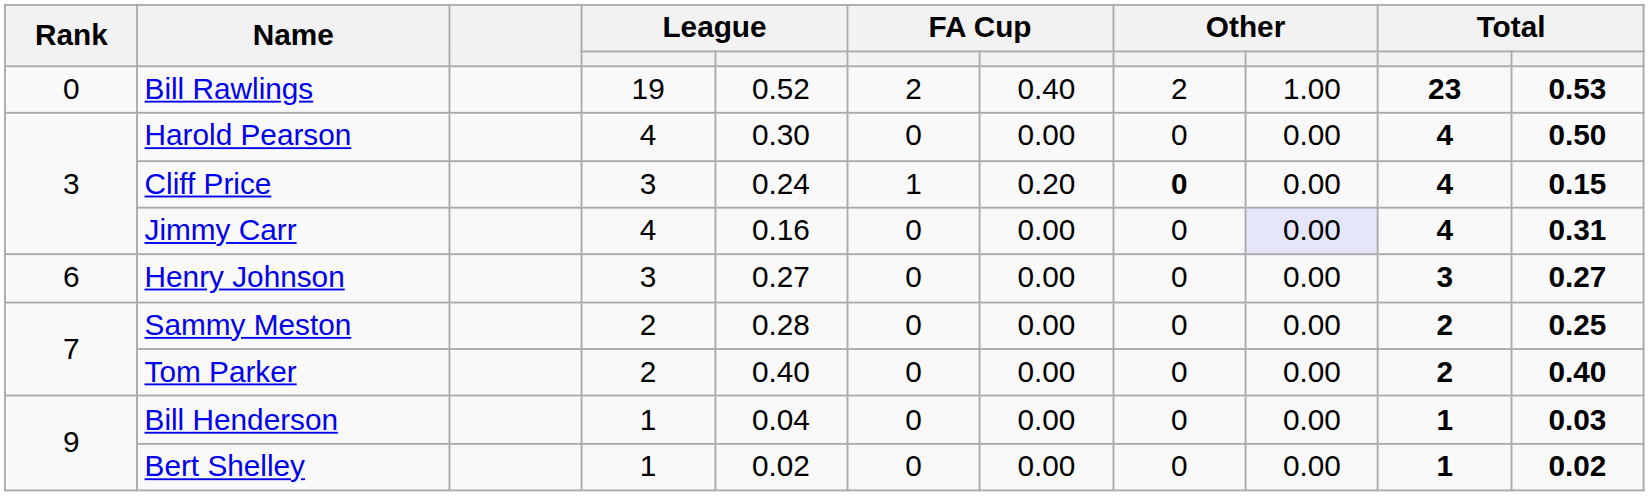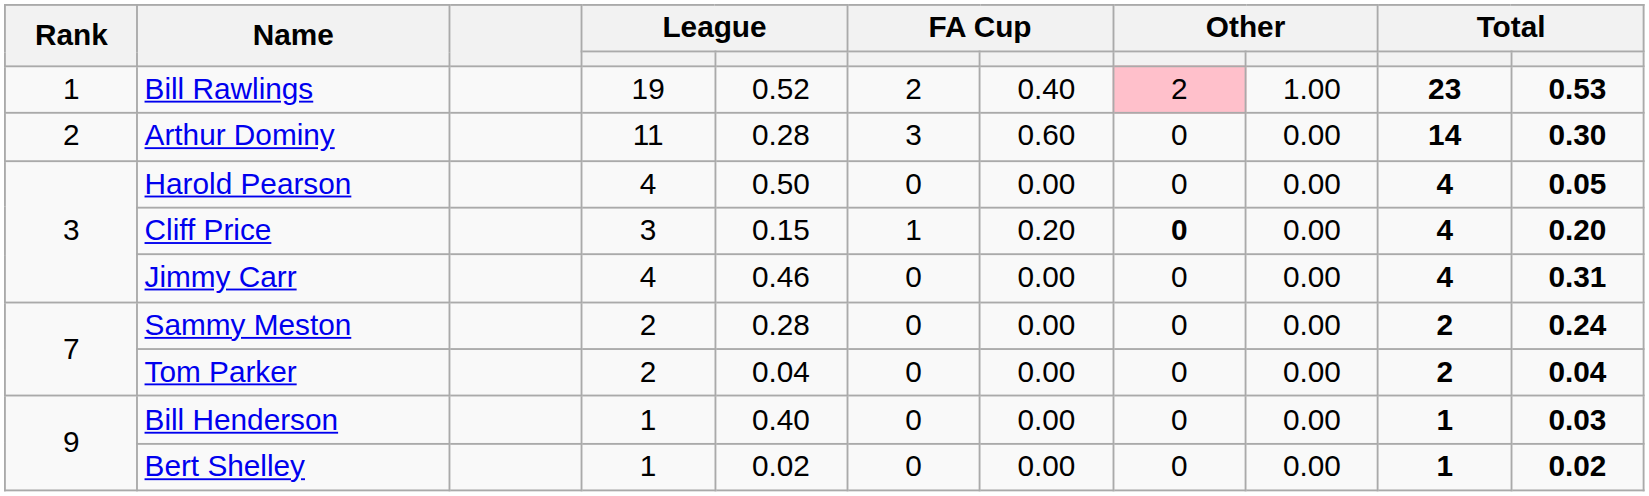(71, 89) 0 -> (71, 89) 1
(1179, 89) no background -> (1179, 89) pink background
+ row: (240, 136)
(781, 136) 0.30 -> (781, 183) 0.50
(1577, 136) 0.50 -> (1577, 183) 0.05
(781, 183) 0.24 -> (781, 230) 0.15
(1577, 183) 0.15 -> (1577, 230) 0.20
(781, 230) 0.16 -> (781, 277) 0.46
(1312, 230) lavender background -> (1312, 277) no background
- row: (245, 277)
(1577, 325) 0.25 -> (1577, 325) 0.24
(781, 372) 0.40 -> (781, 372) 0.04
(1577, 372) 0.40 -> (1577, 372) 0.04
(781, 419) 0.04 -> (781, 419) 0.40
